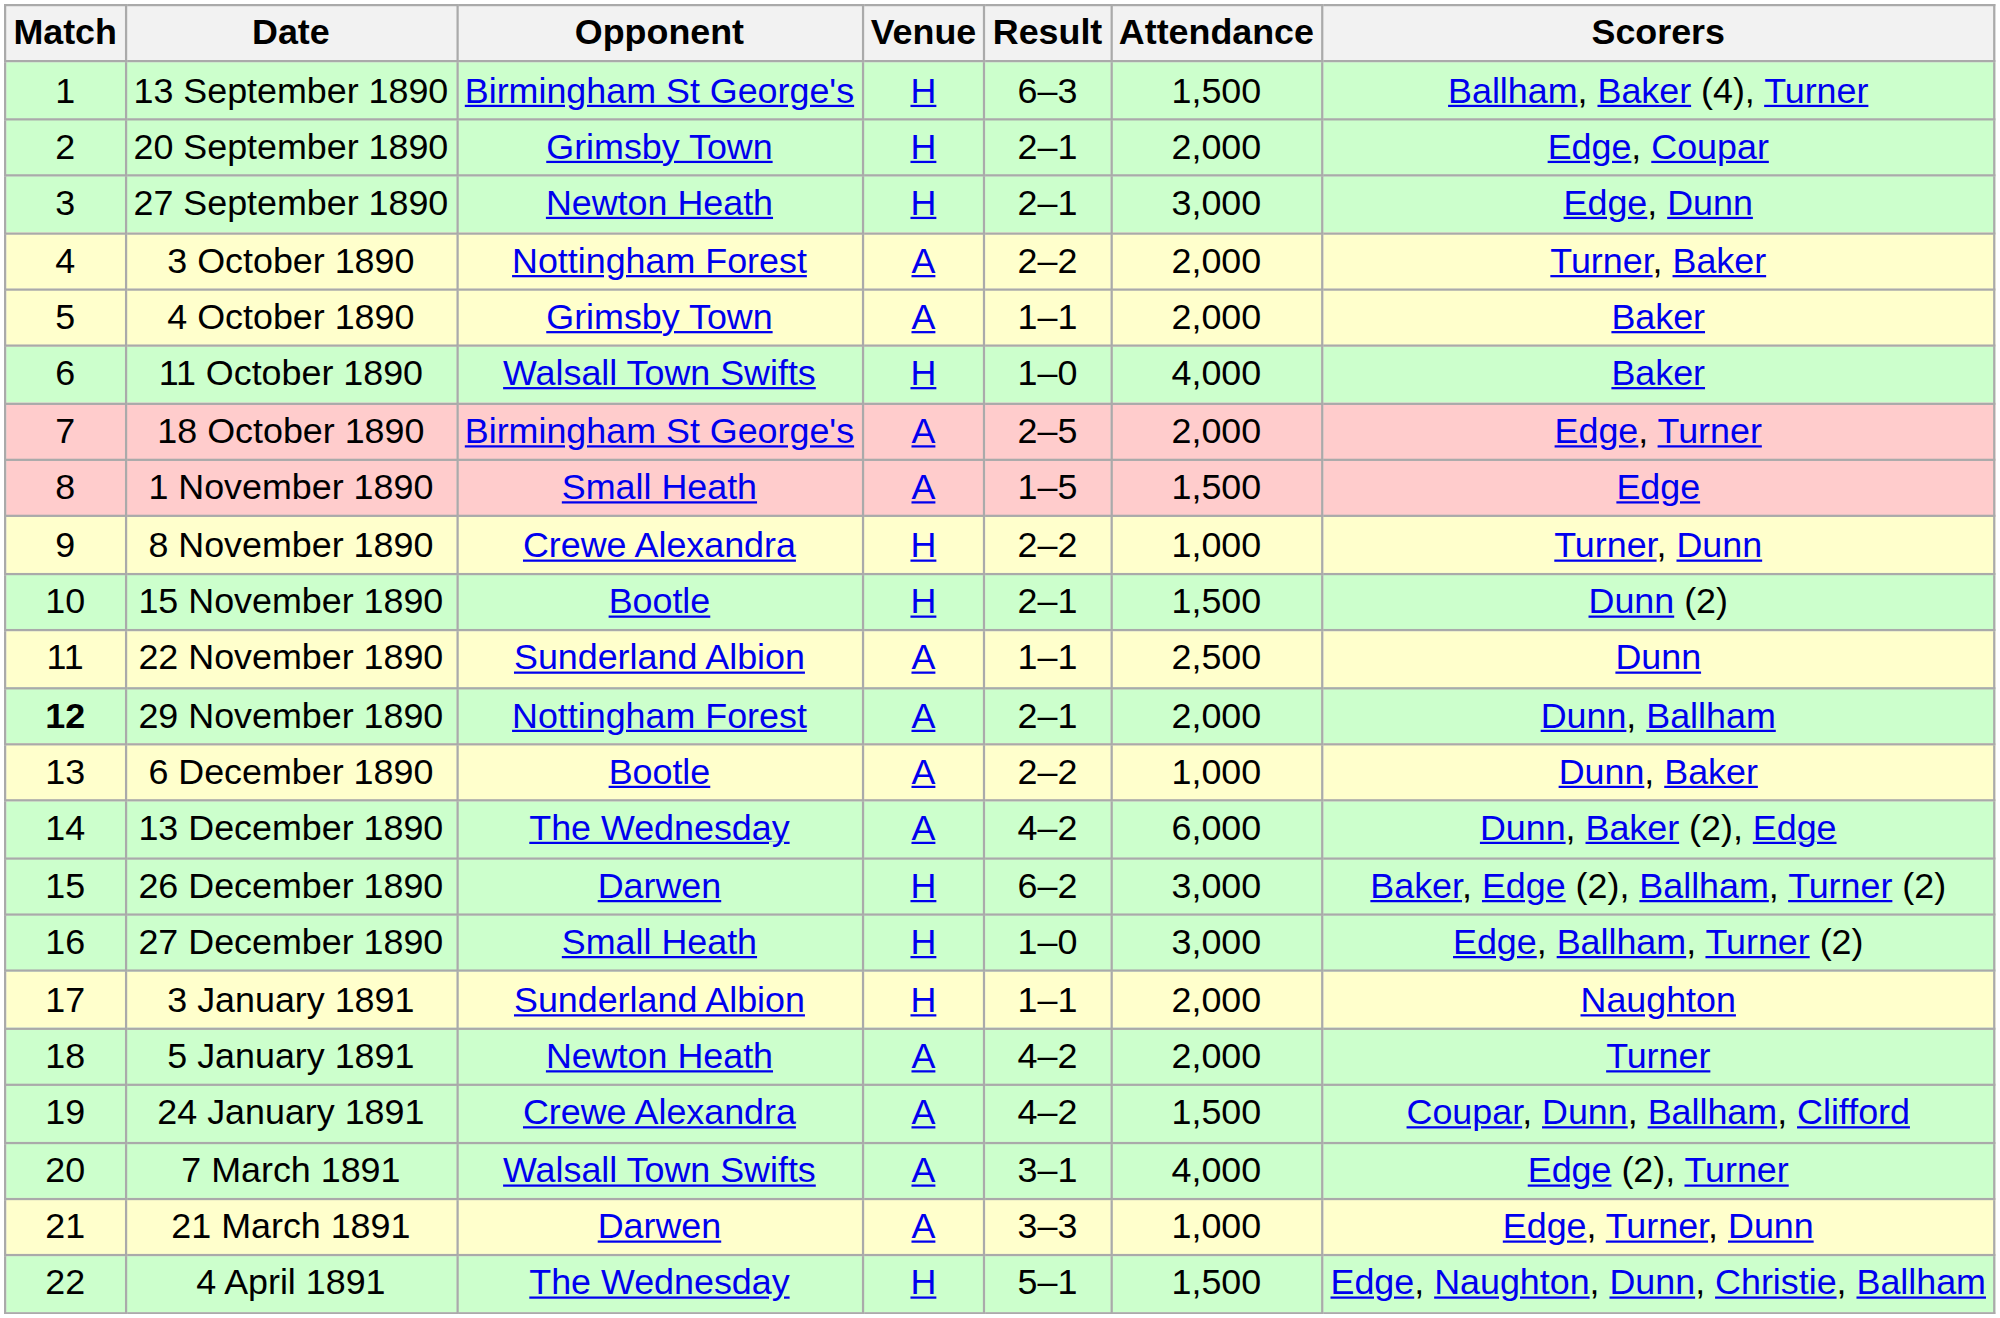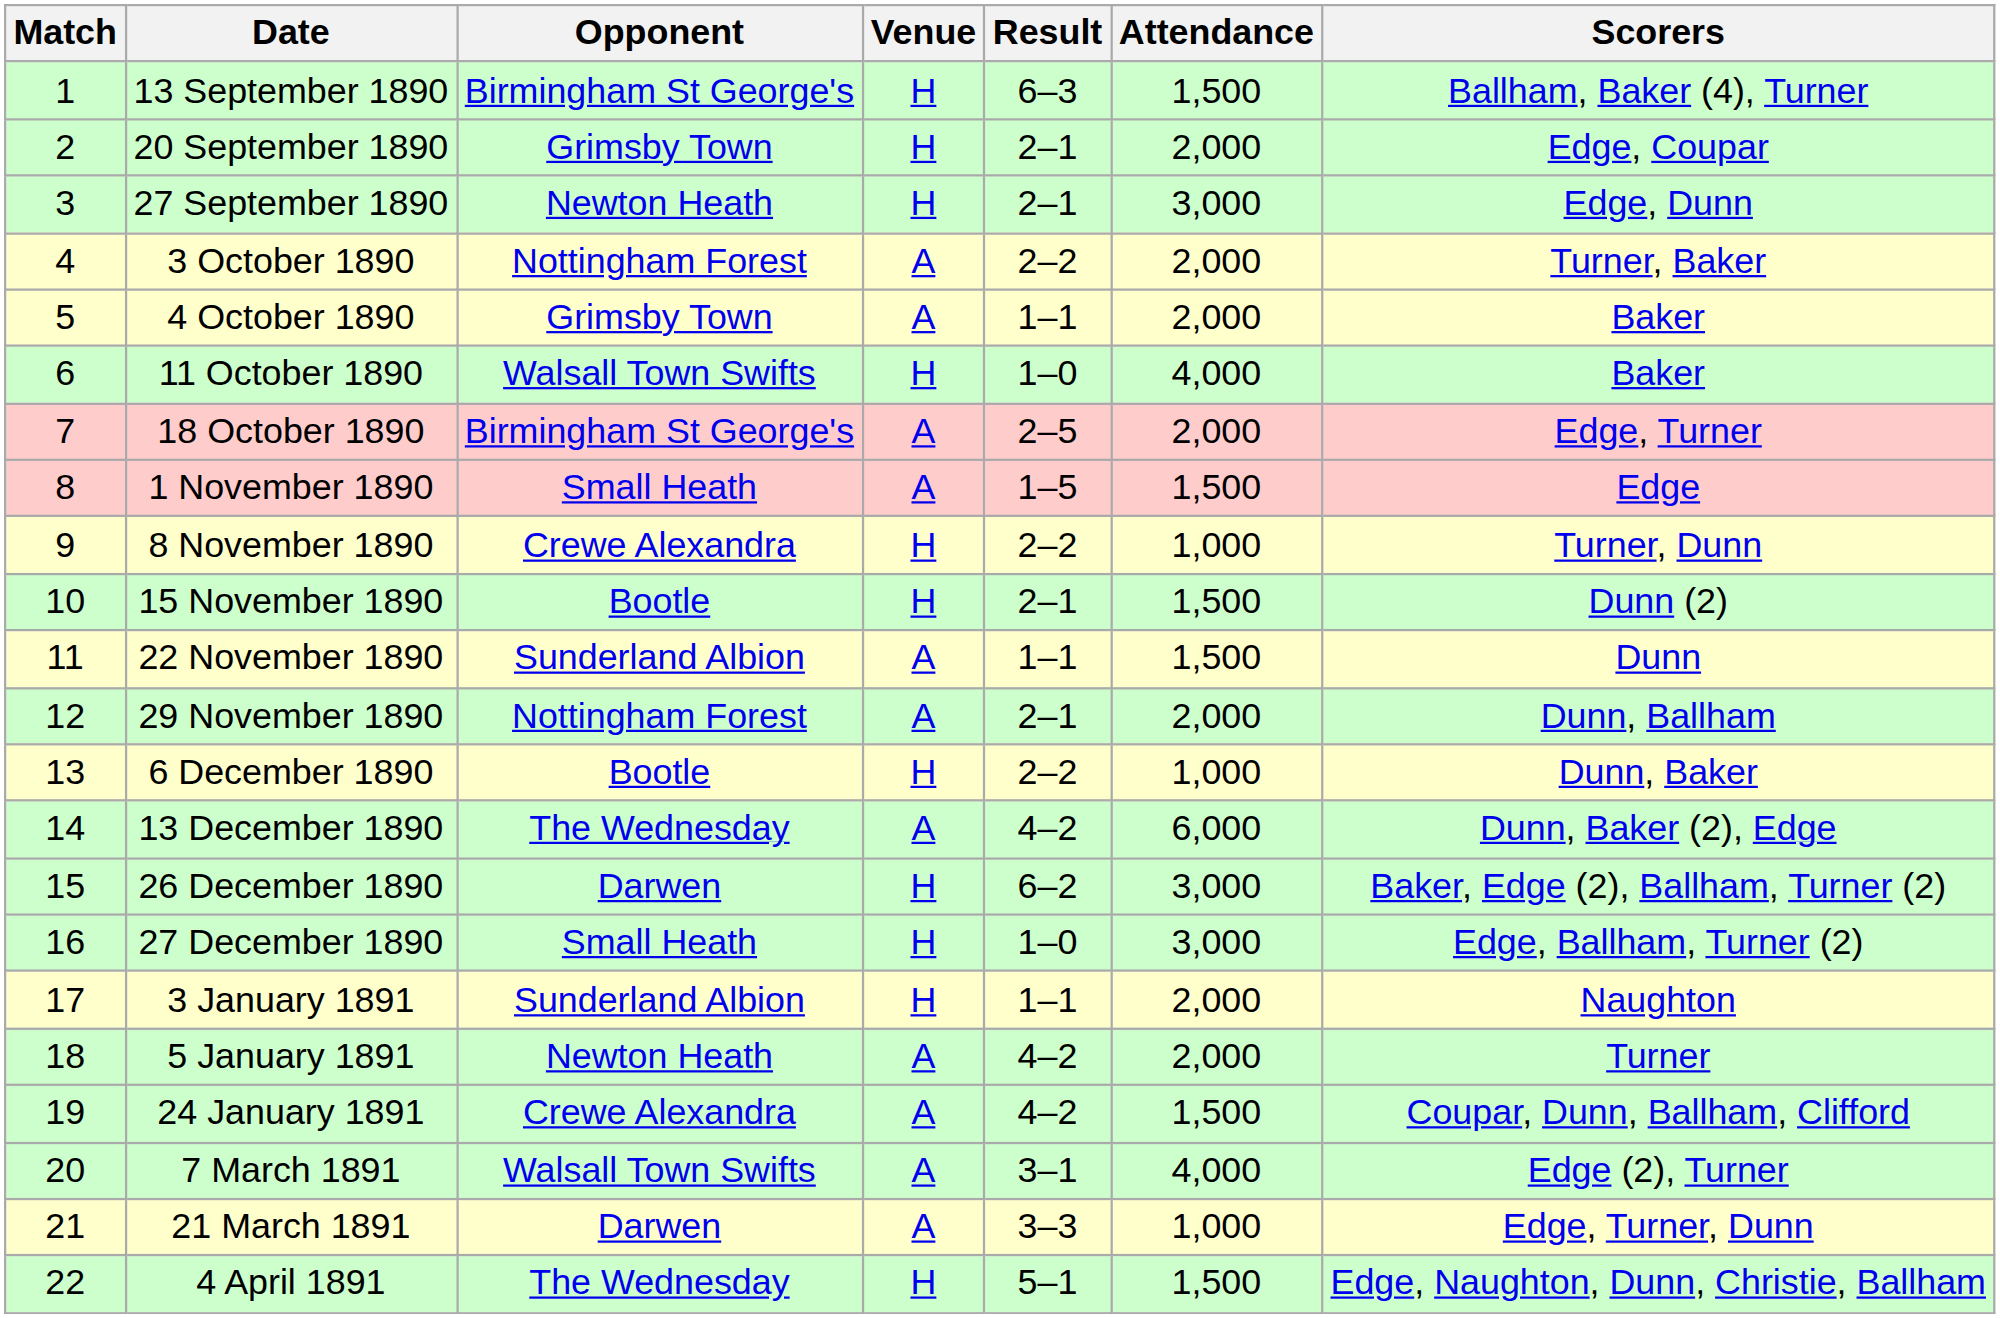(1216, 658) 2,500 -> (1216, 658) 1,500
(65, 715) bold -> (65, 714) normal
(923, 771) A -> (923, 771) H
